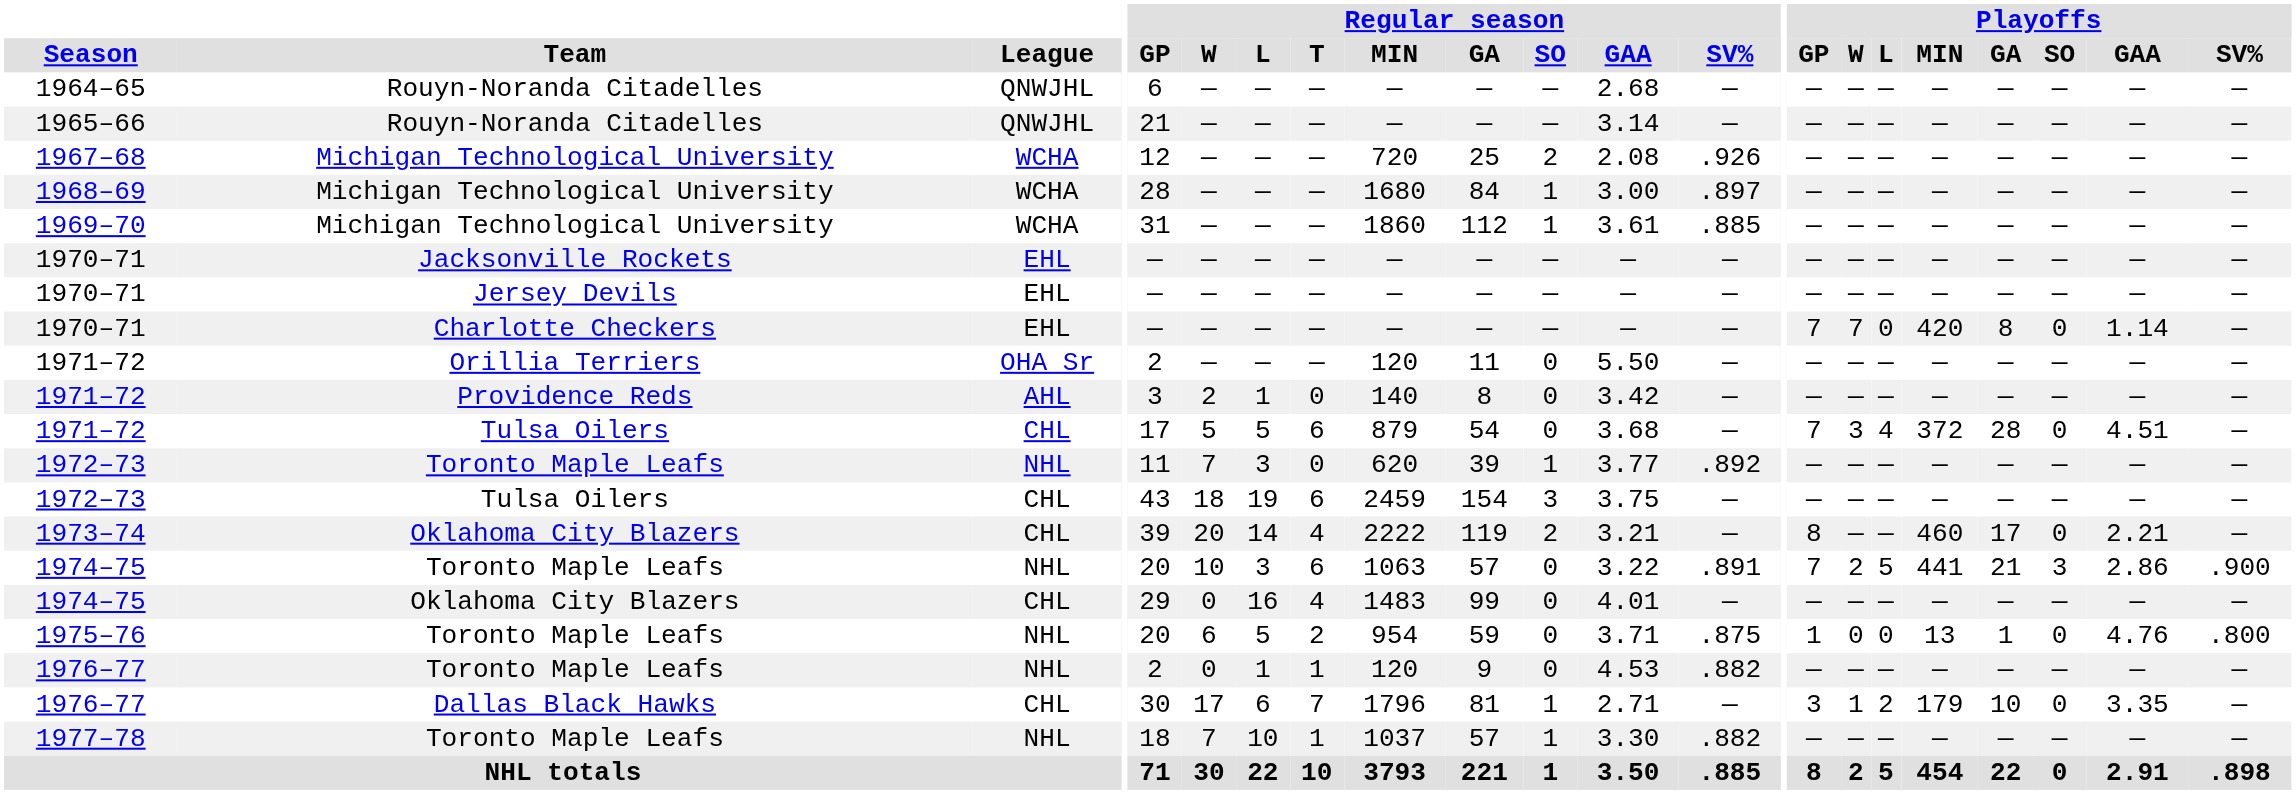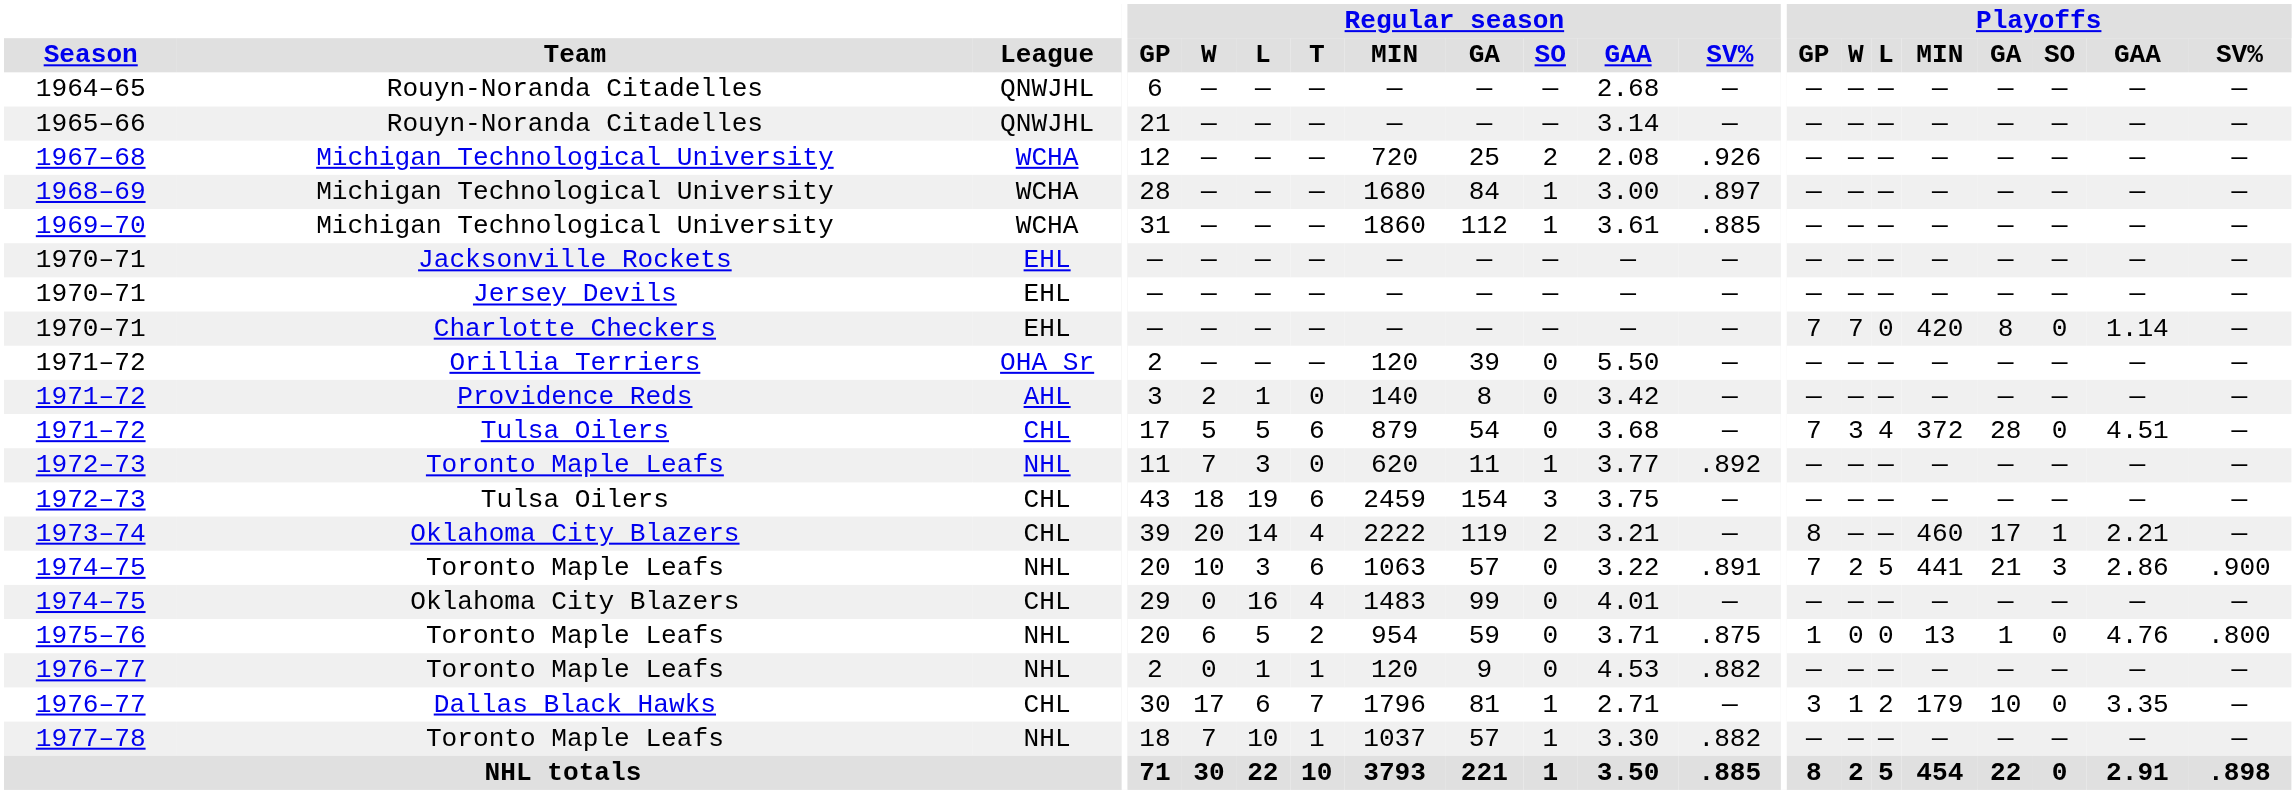(1484, 363) 11 -> (1484, 363) 39
(1484, 465) 39 -> (1484, 465) 11
(2060, 534) 0 -> (2060, 534) 1
